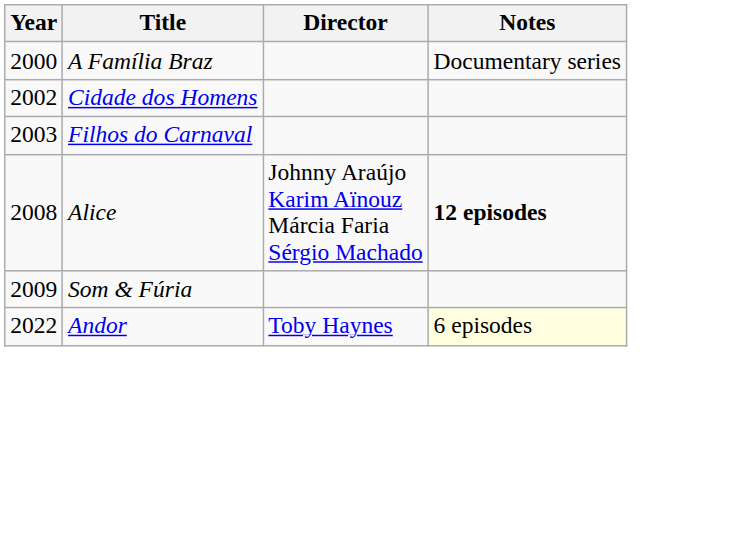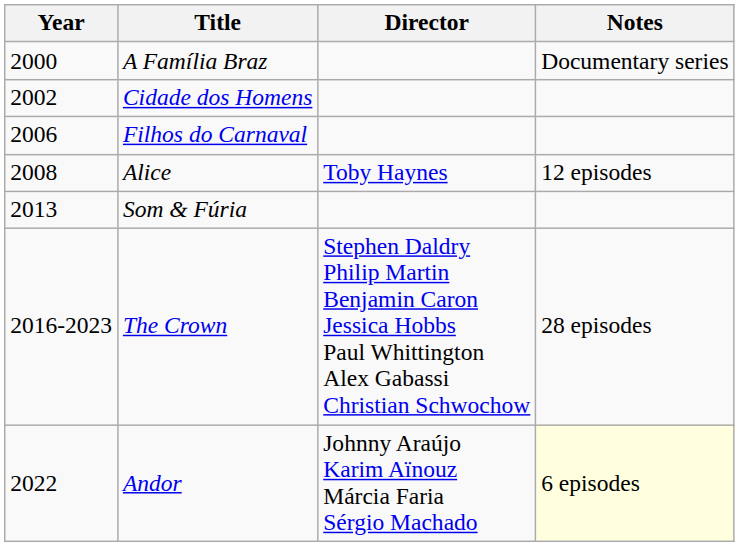(34, 135) 2003 -> (34, 135) 2006
(346, 212) Johnny Araújo Karim Aïnouz Márcia Faria Sérgio Machado -> (385, 172) Toby Haynes
(490, 212) bold -> (596, 172) normal
(34, 289) 2009 -> (34, 209) 2013
+ row: (175, 326)
(331, 326) Toby Haynes -> (400, 482) Johnny Araújo Karim Aïnouz Márcia Faria Sérgio Machado
